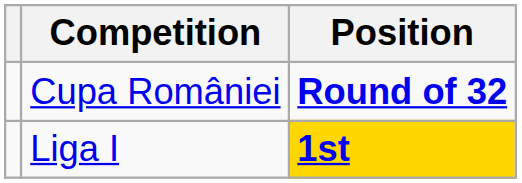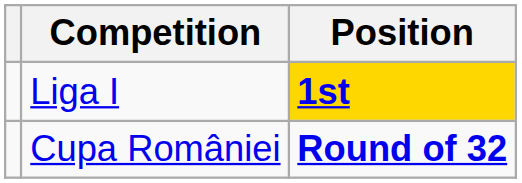rows swapped: (75, 148) <-> (155, 90)
